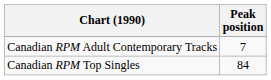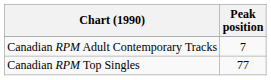(243, 65) 84 -> (243, 65) 77
